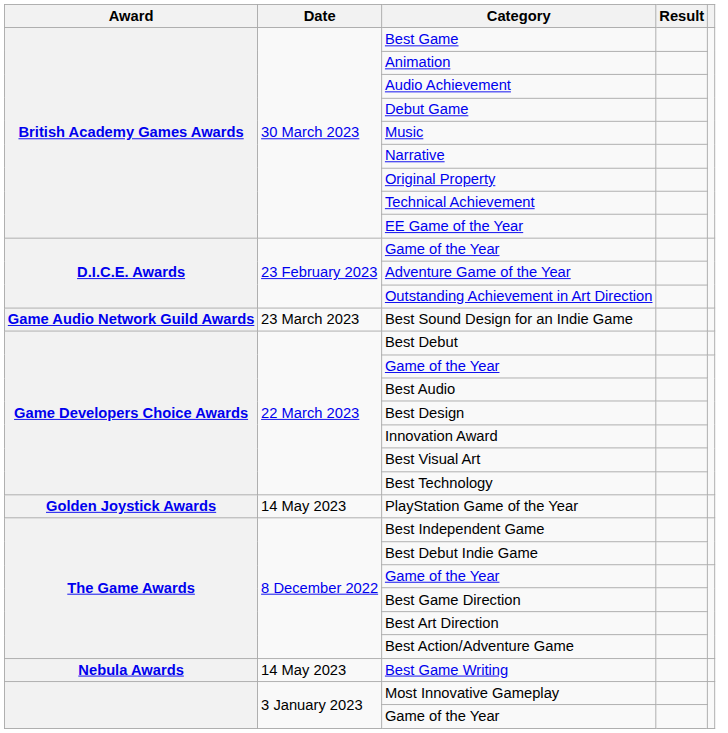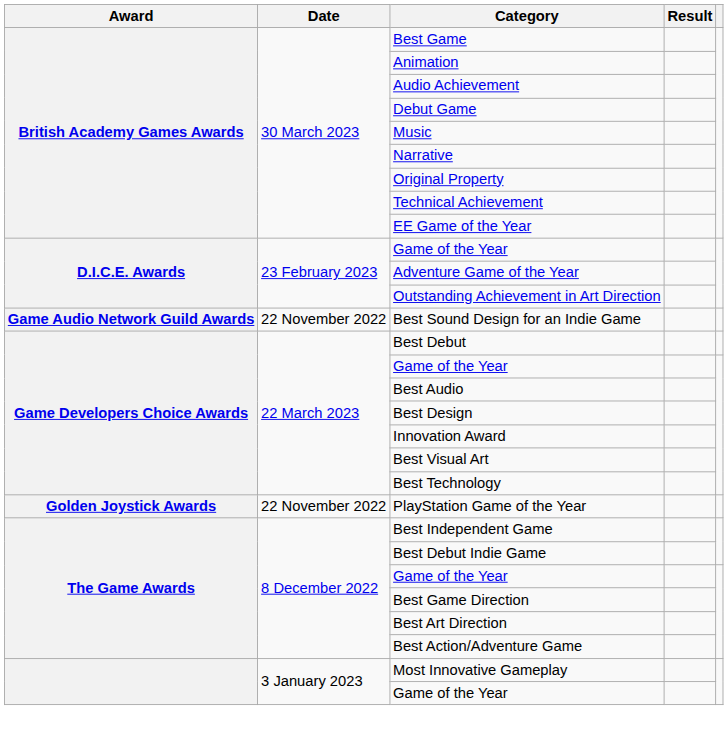(310, 319) 23 March 2023 -> (324, 319) 22 November 2022
(304, 506) 14 May 2023 -> (324, 506) 22 November 2022
- row: (131, 669)
